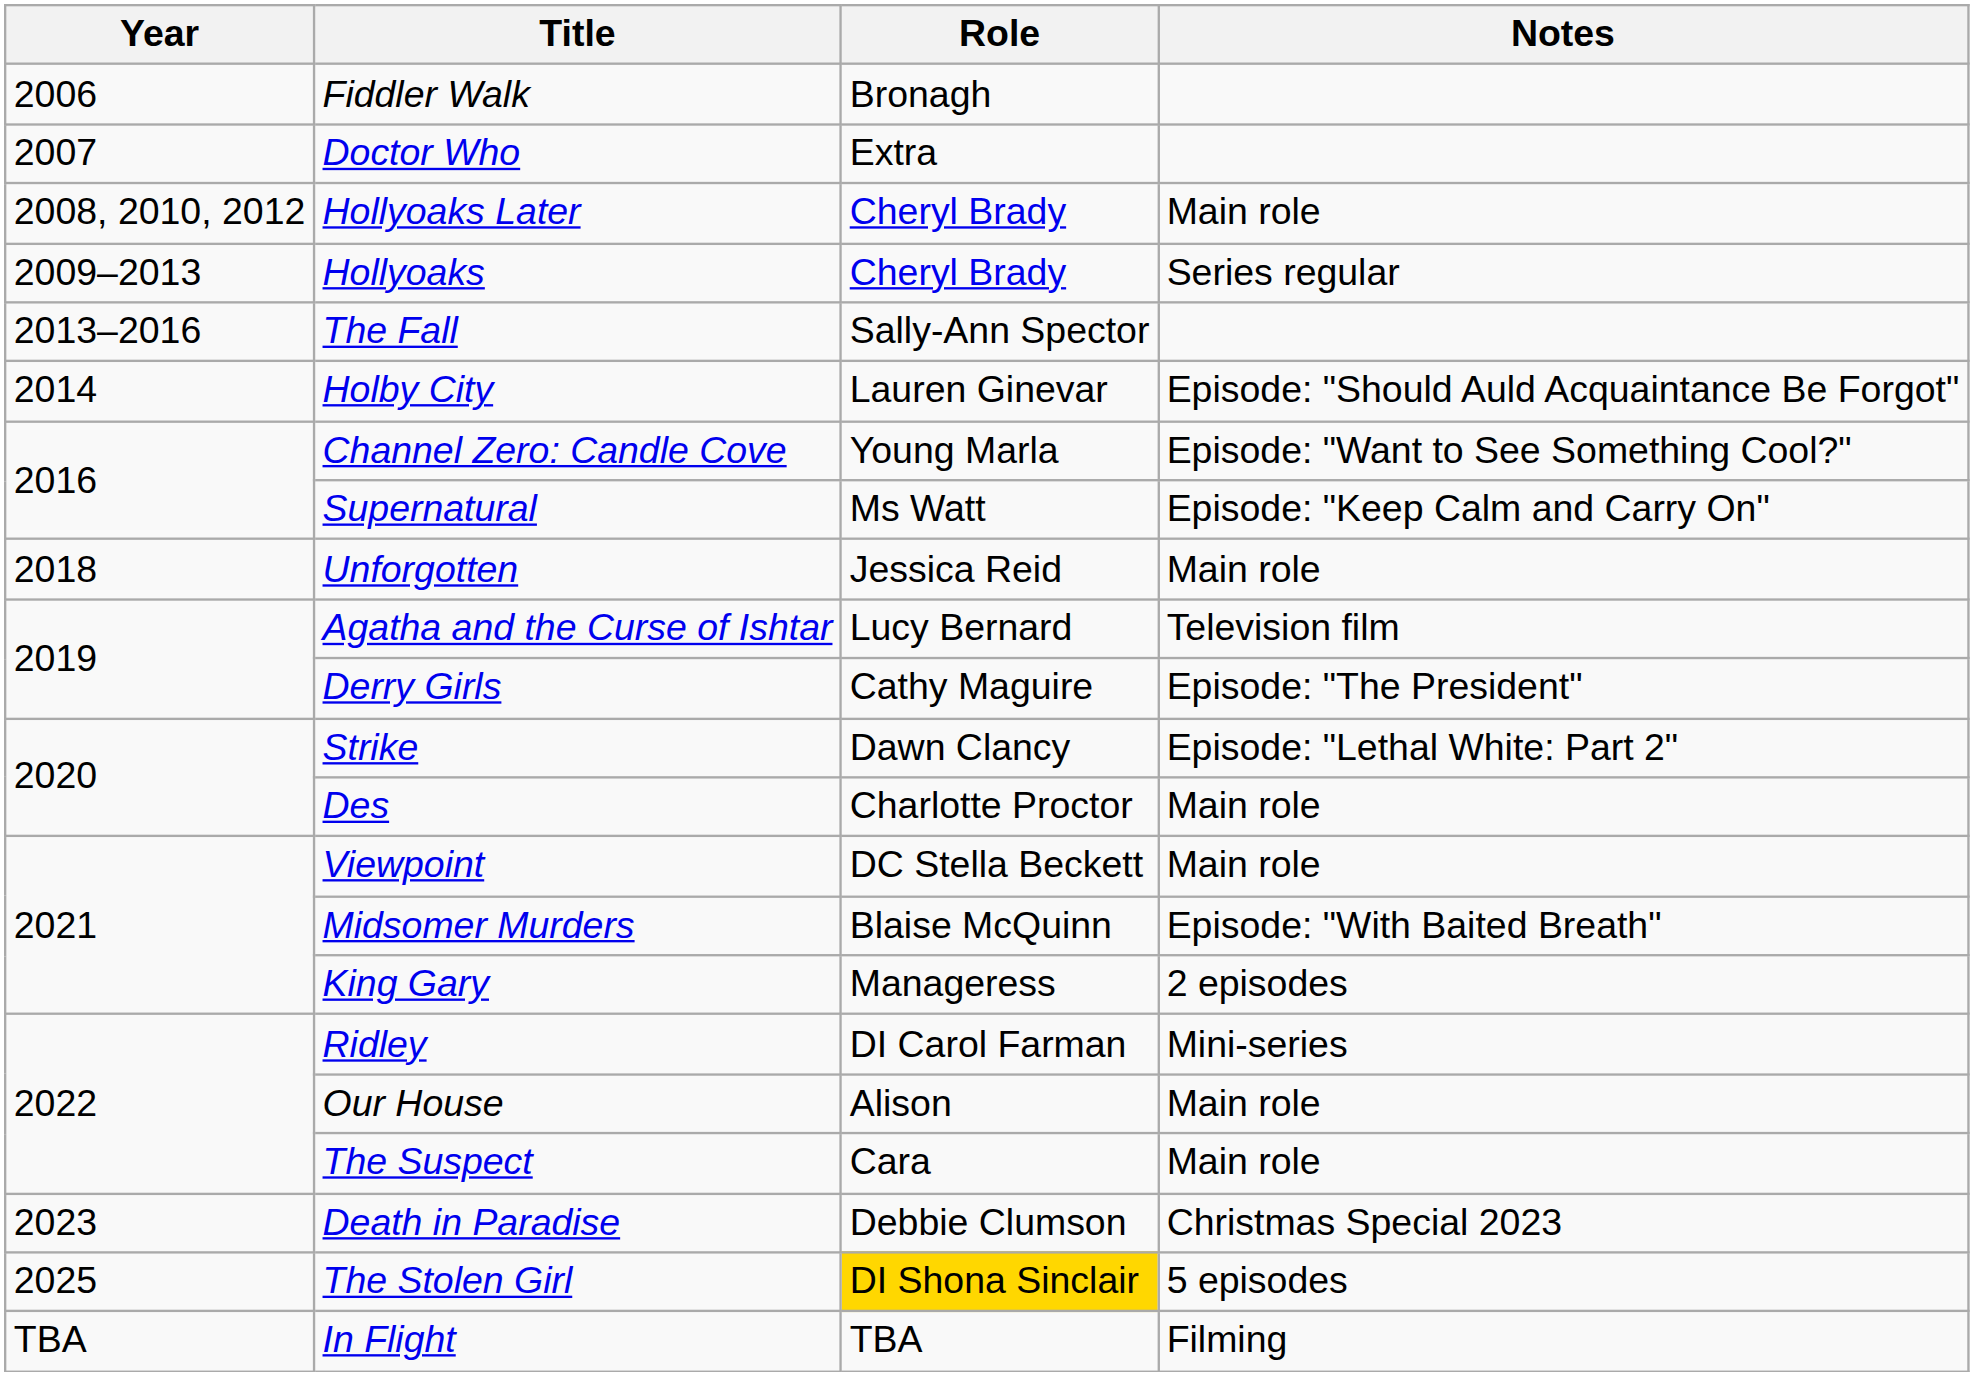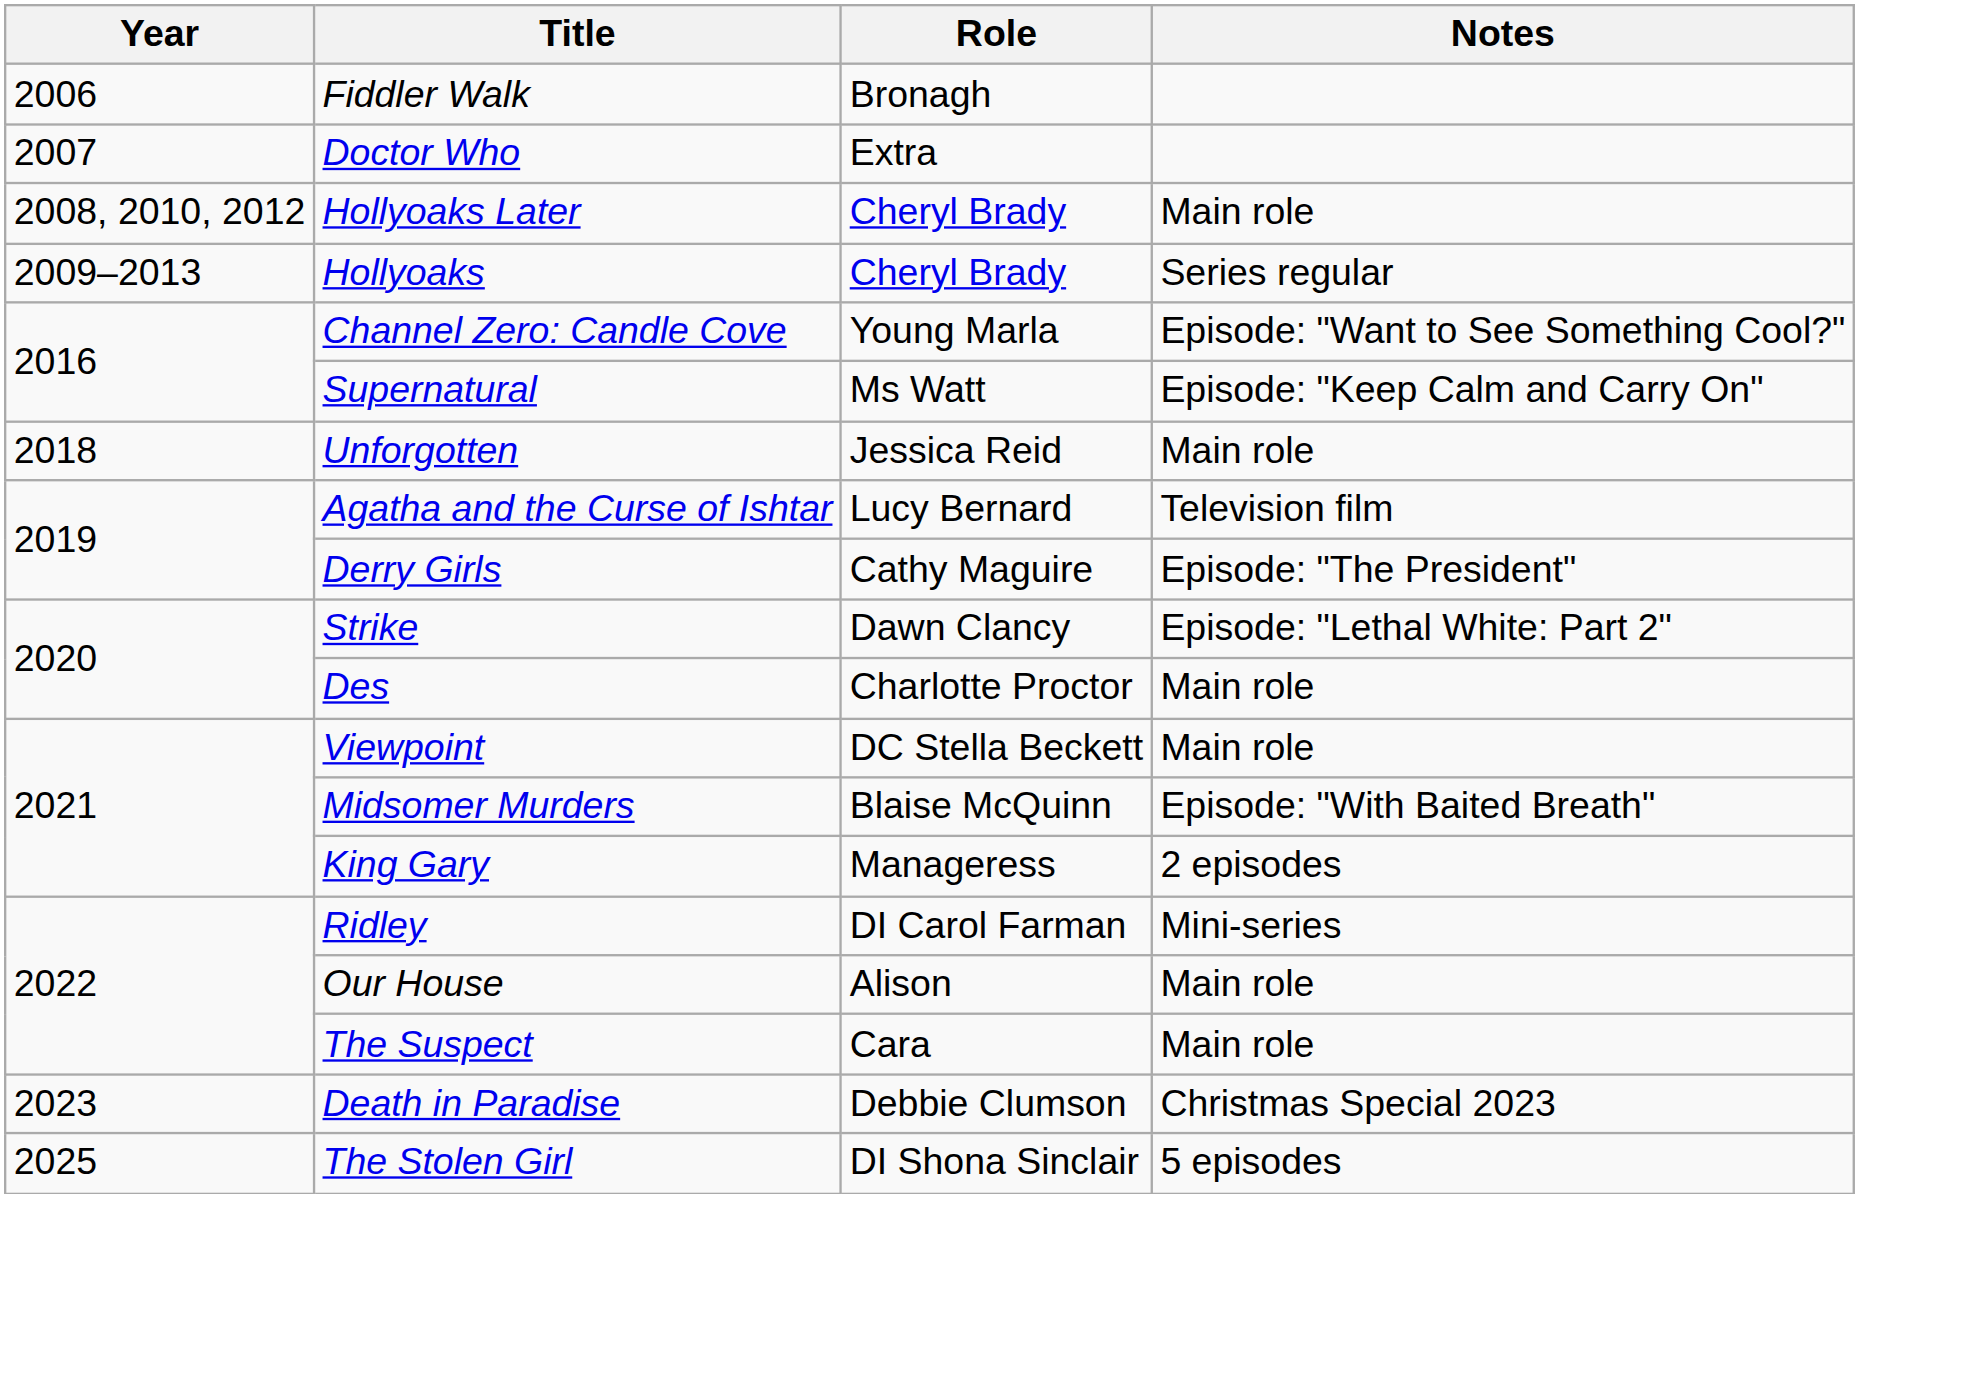- row: (390, 331)
- row: (408, 390)
(994, 1281) gold background -> (994, 1162) no background
- row: (389, 1340)
